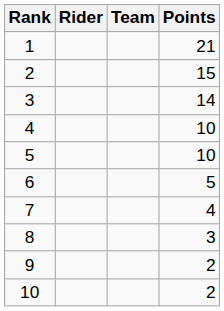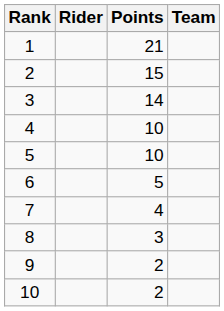columns swapped: (133, 18) <-> (189, 18)
